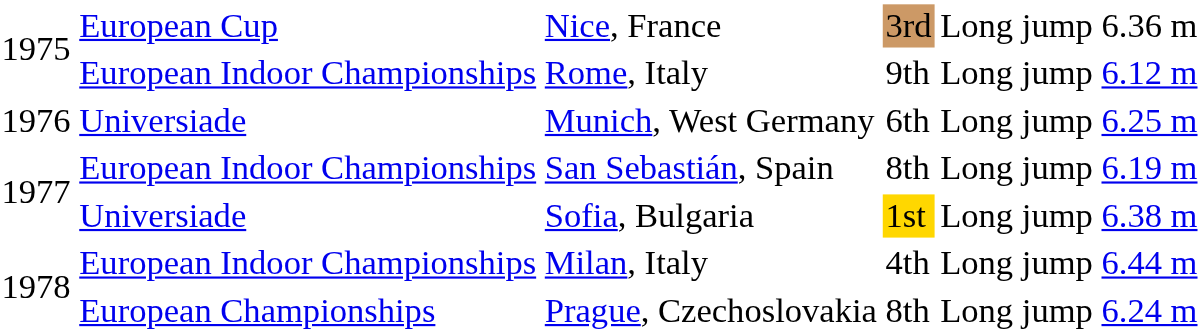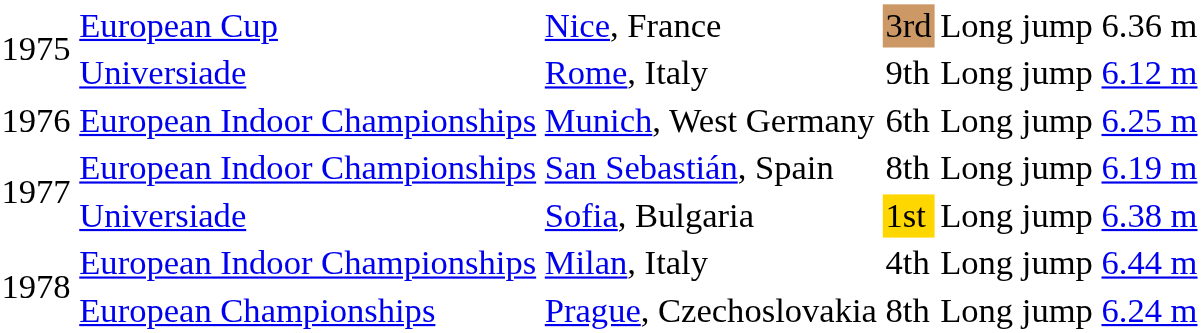(308, 72) European Indoor Championships -> (163, 72) Universiade
(163, 120) Universiade -> (308, 120) European Indoor Championships
